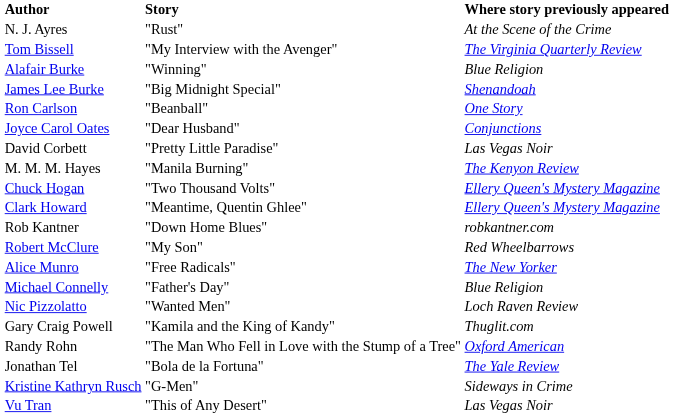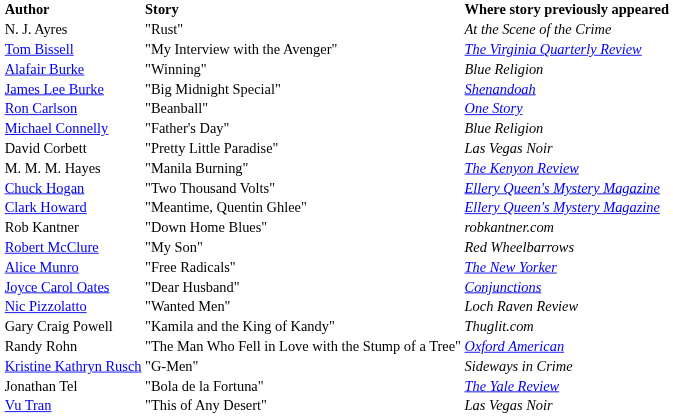rows swapped: (56, 287) <-> (57, 128)
rows swapped: (73, 386) <-> (41, 366)
